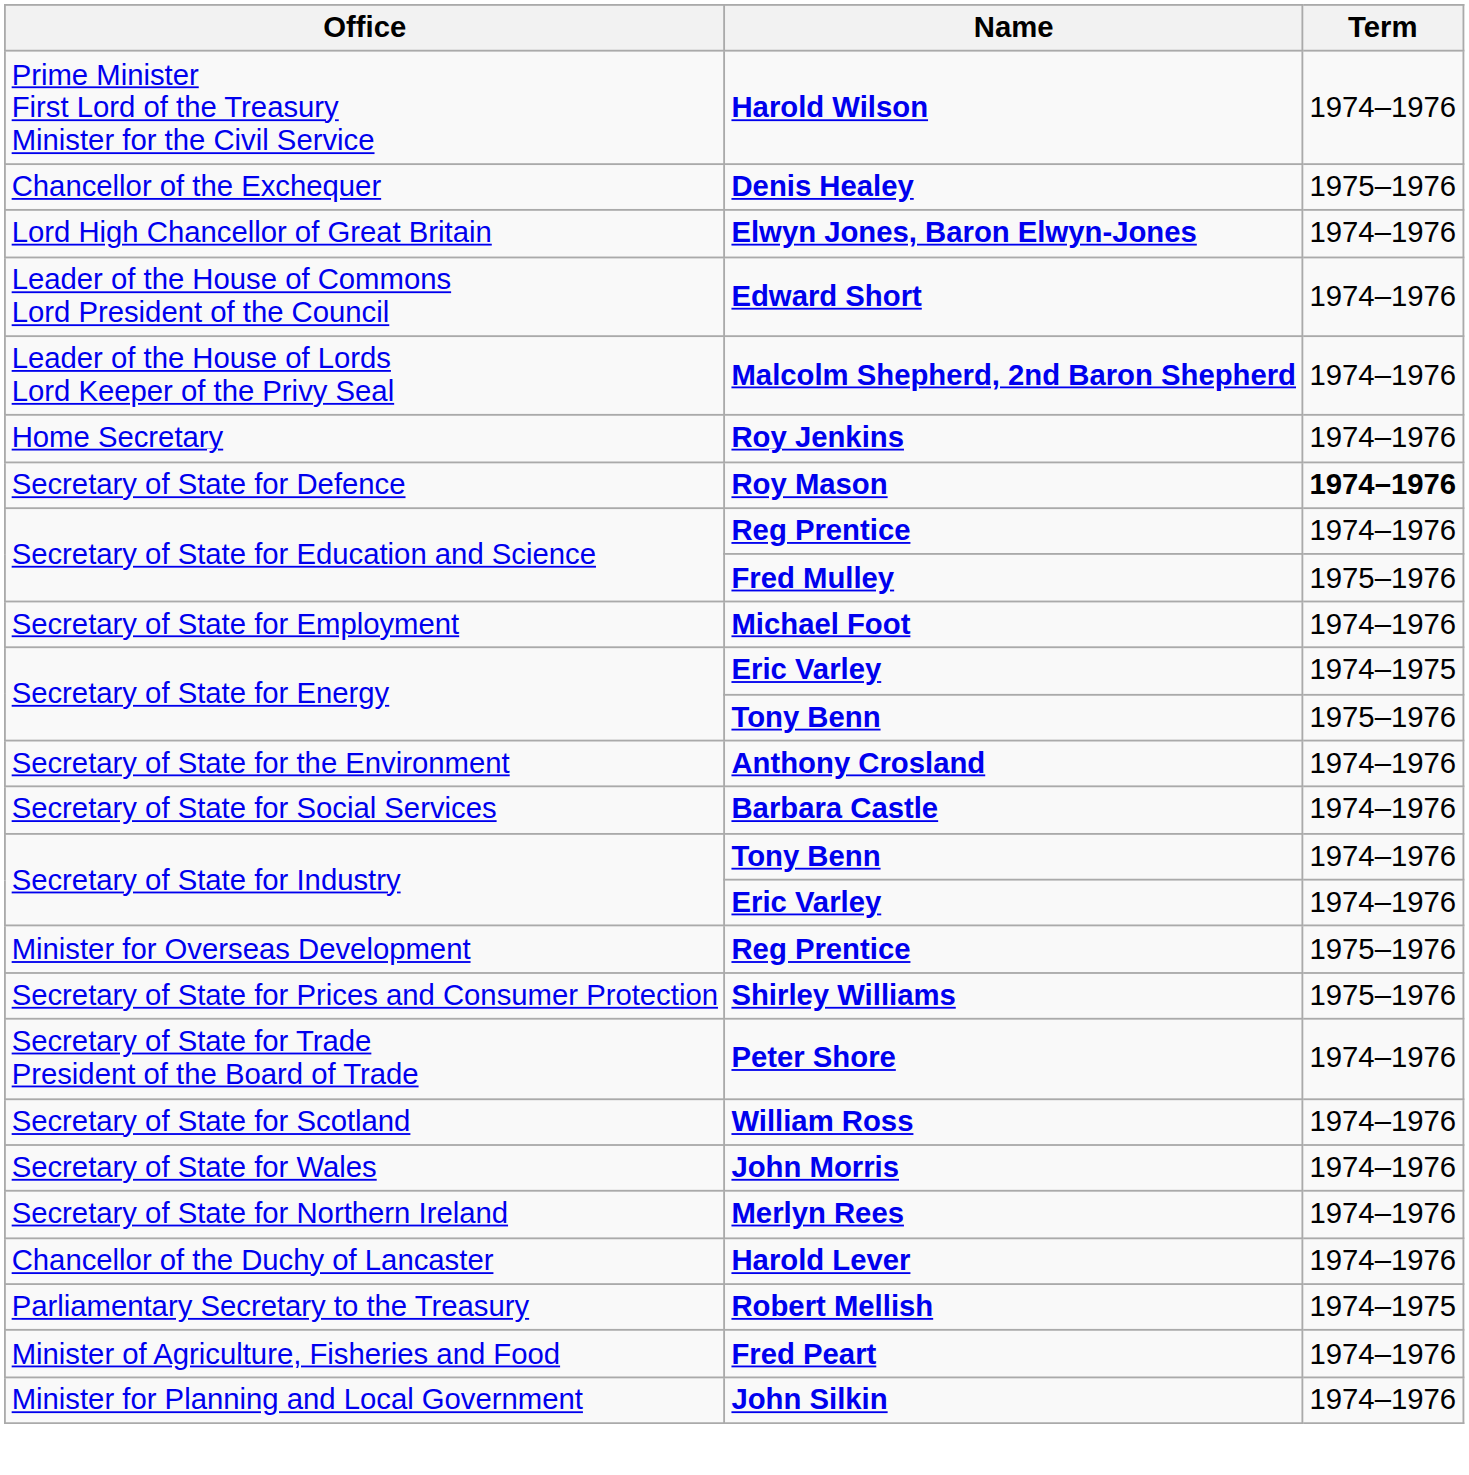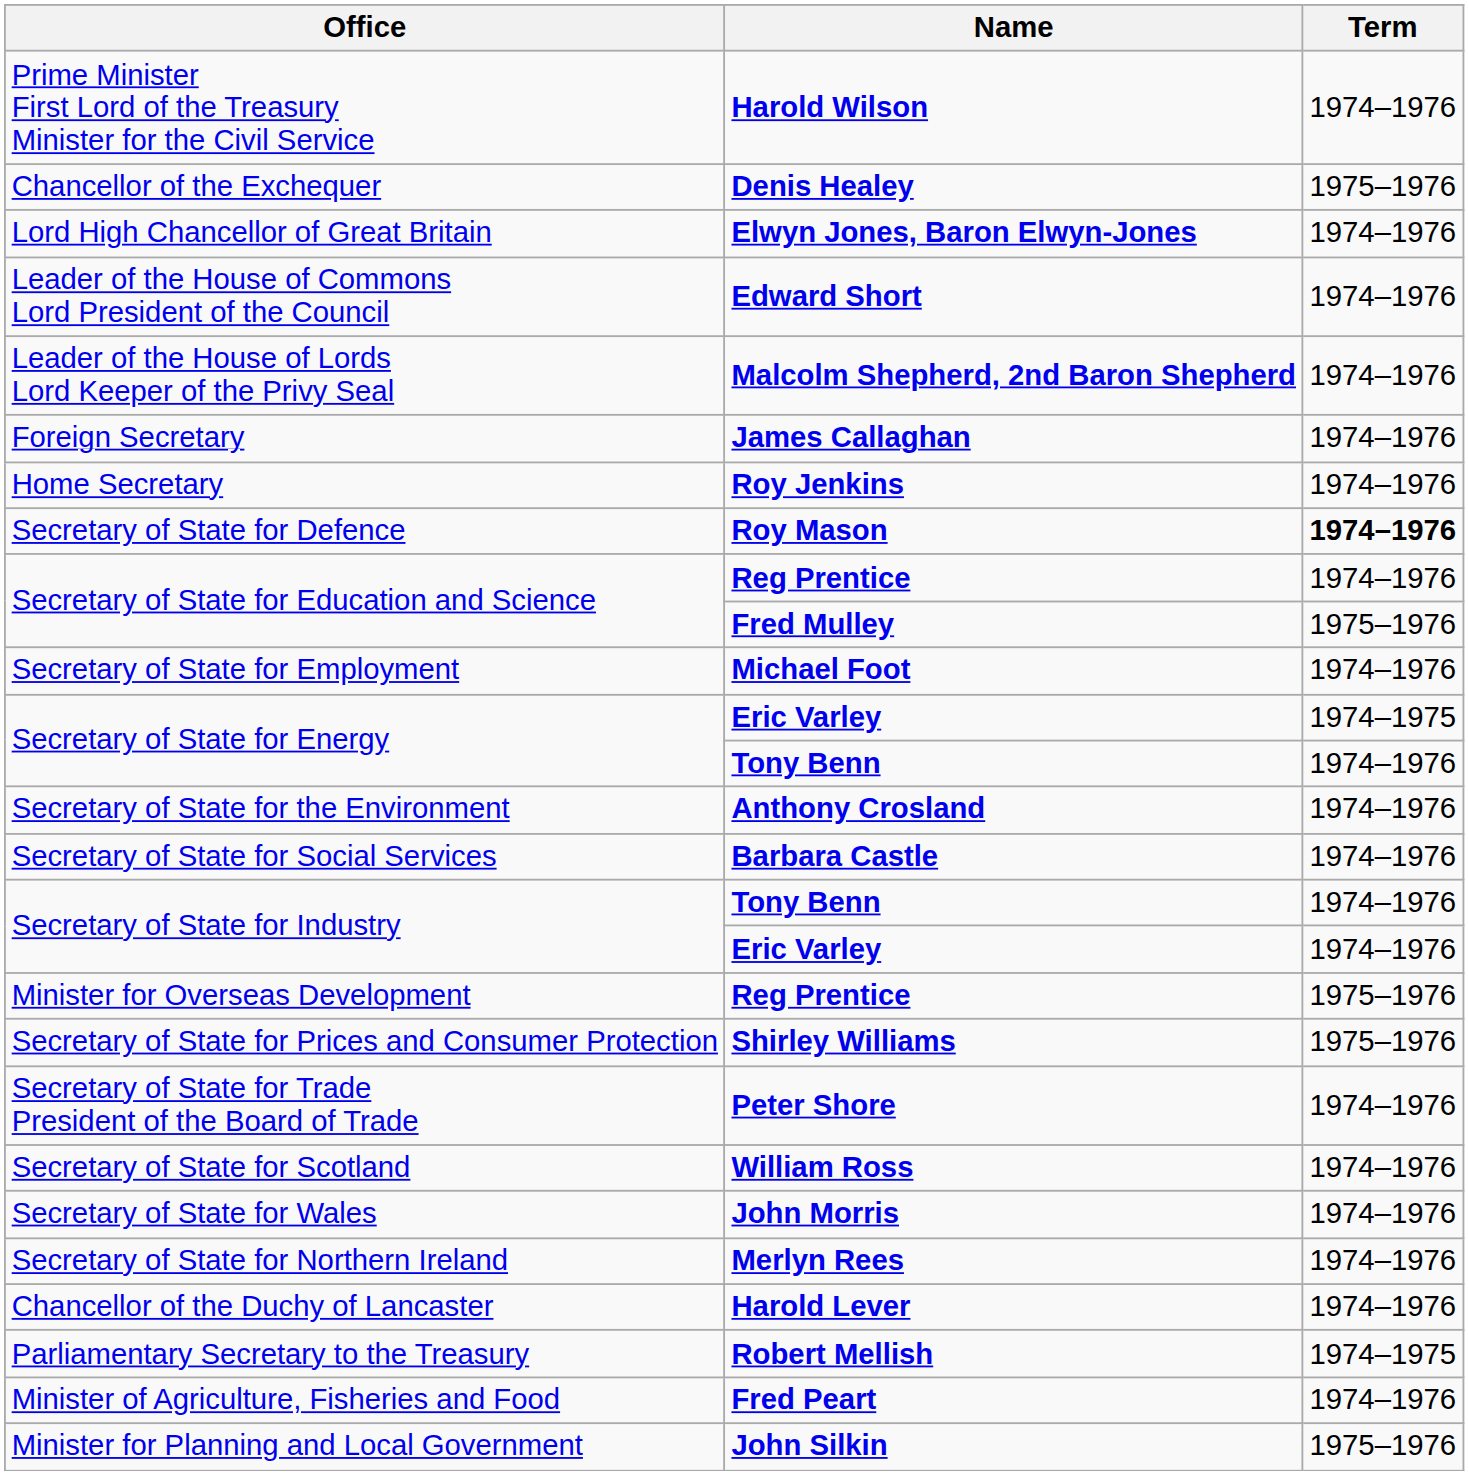+ row: (128, 438)
(1383, 716) 1975–1976 -> (1383, 763) 1974–1976
(1383, 1399) 1974–1976 -> (1383, 1446) 1975–1976
